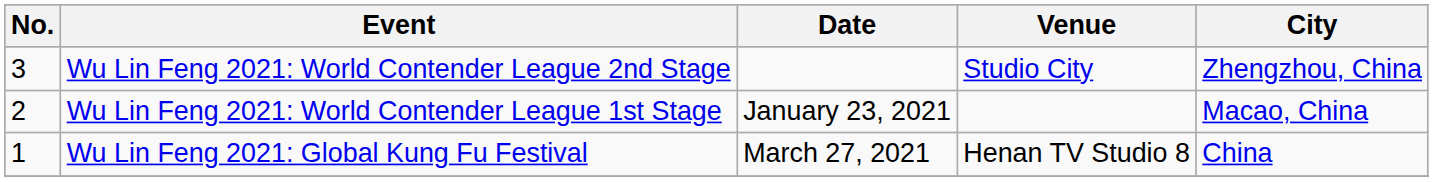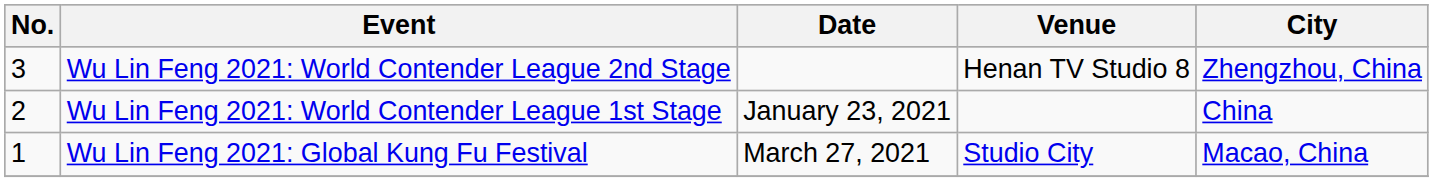(1028, 68) Studio City -> (1077, 68) Henan TV Studio 8
(1285, 111) Macao, China -> (1237, 111) China
(1077, 153) Henan TV Studio 8 -> (1028, 153) Studio City
(1237, 153) China -> (1285, 153) Macao, China
